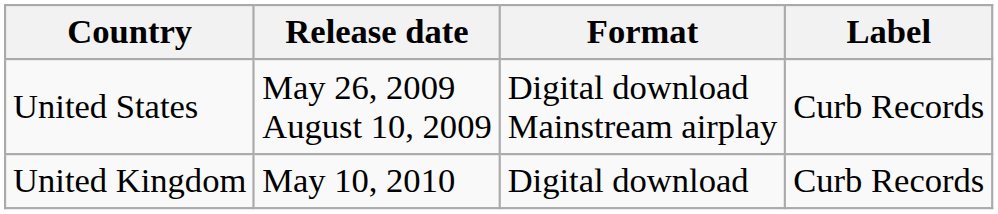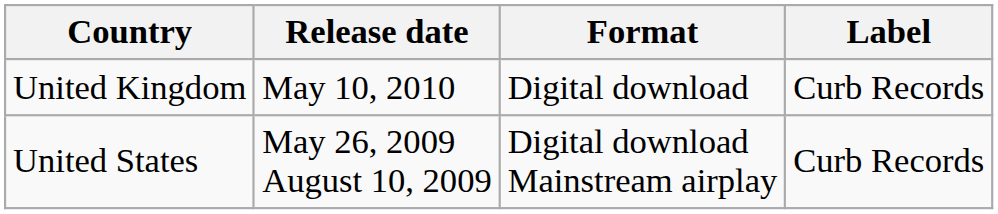rows swapped: (106, 106) <-> (130, 180)
